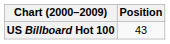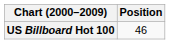(141, 30) 43 -> (141, 30) 46
